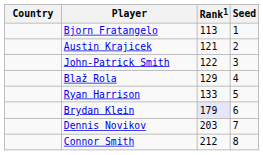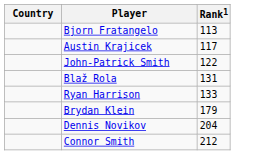- column: (244, 14)
(209, 47) 121 -> (209, 47) 117
(209, 78) 129 -> (209, 78) 131
(209, 110) lavender background -> (209, 110) no background
(209, 126) 203 -> (209, 126) 204
